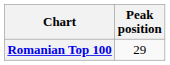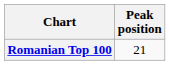(140, 49) 29 -> (140, 49) 21
